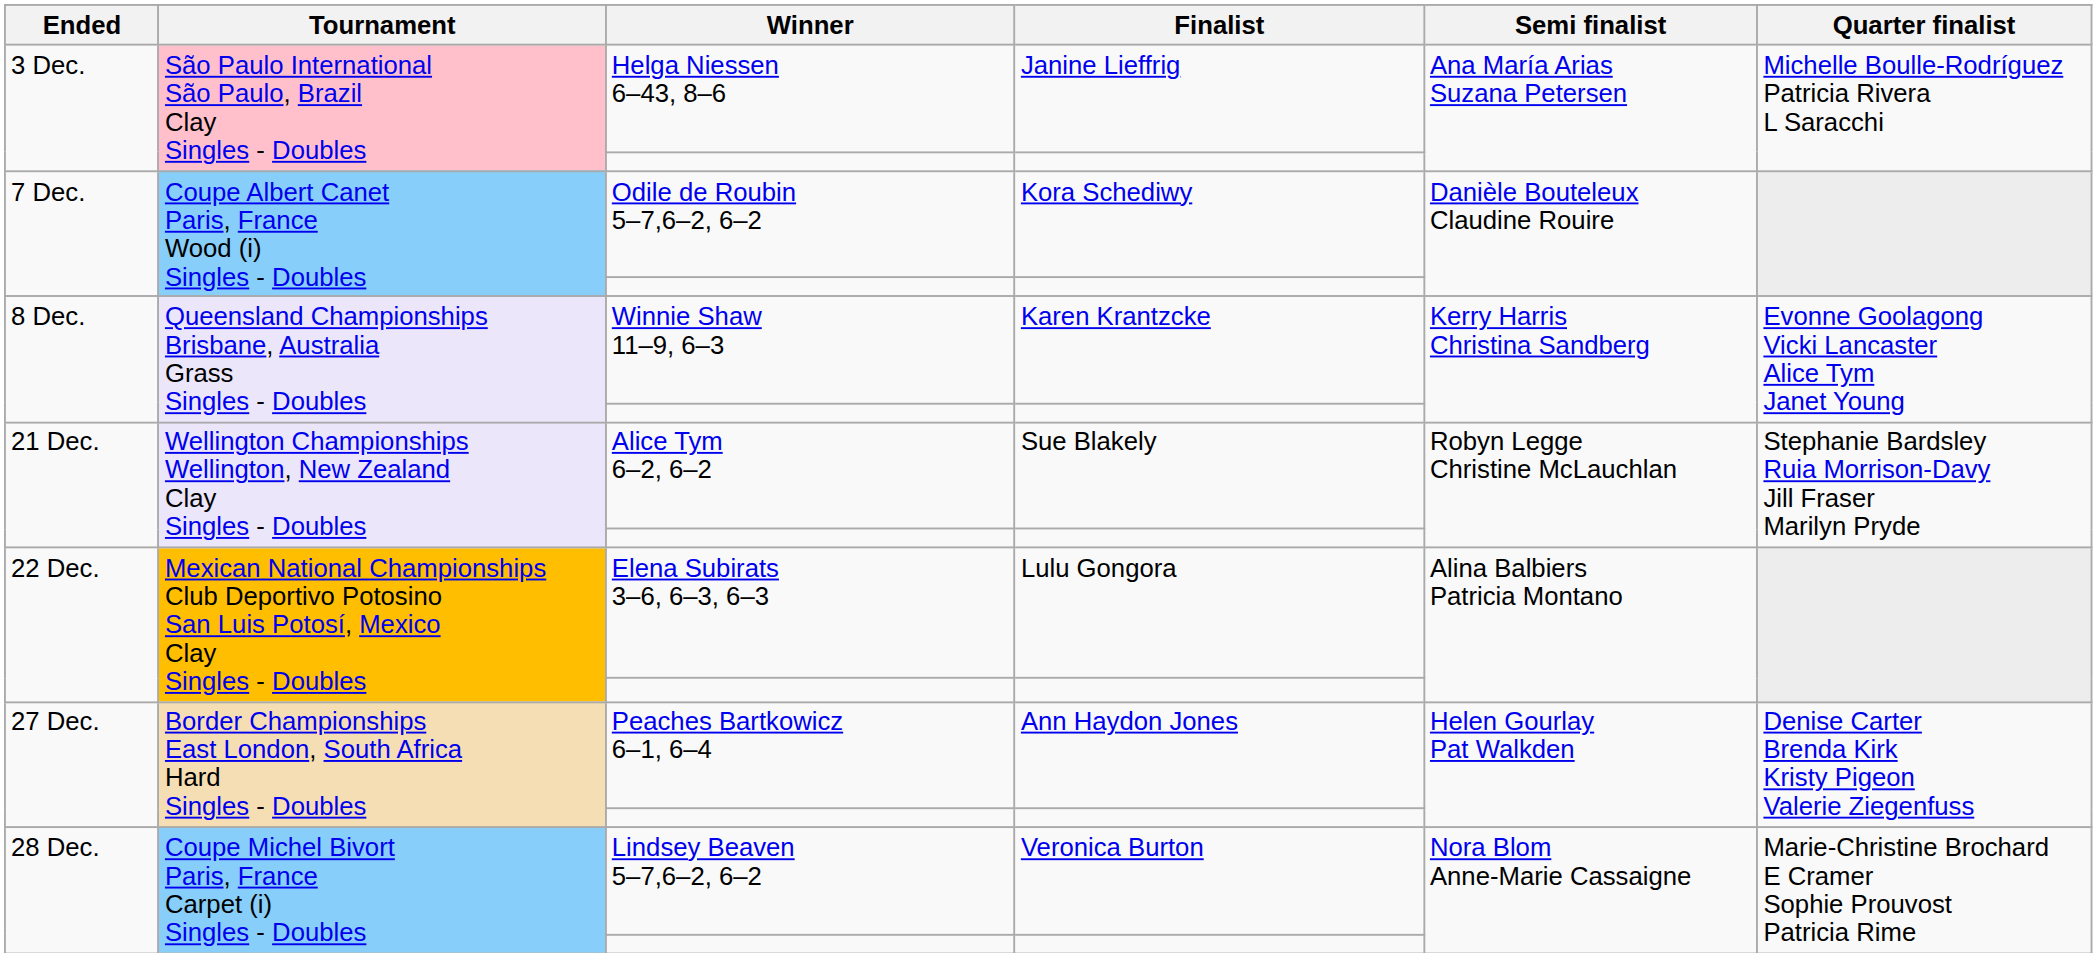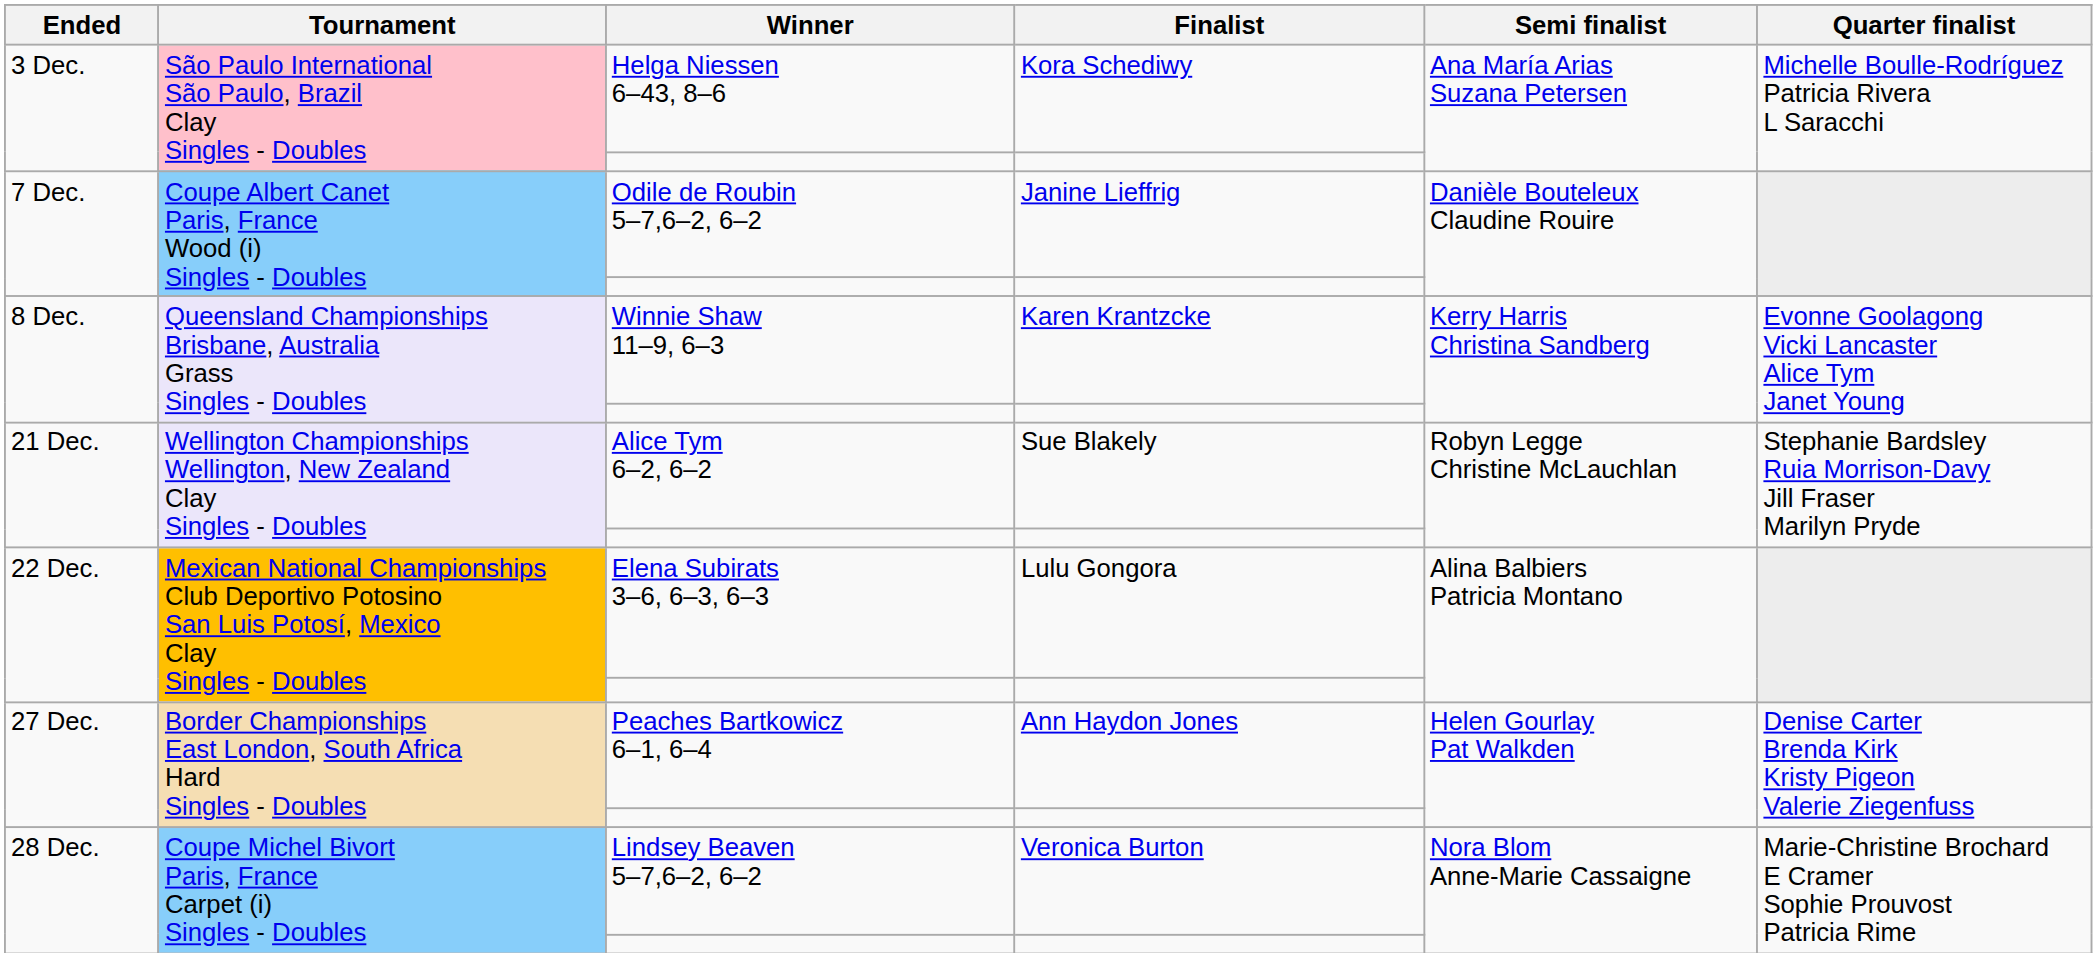(1101, 65) Janine Lieffrig -> (1107, 65) Kora Schediwy
(1107, 191) Kora Schediwy -> (1101, 191) Janine Lieffrig
